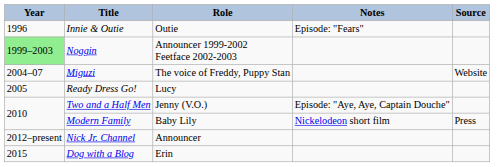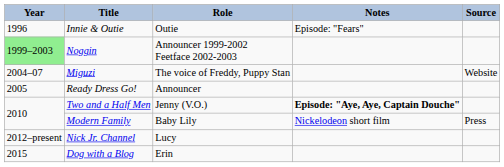(166, 89) Lucy -> (178, 89) Announcer
(372, 105) normal -> (377, 105) bold
(178, 137) Announcer -> (166, 137) Lucy
